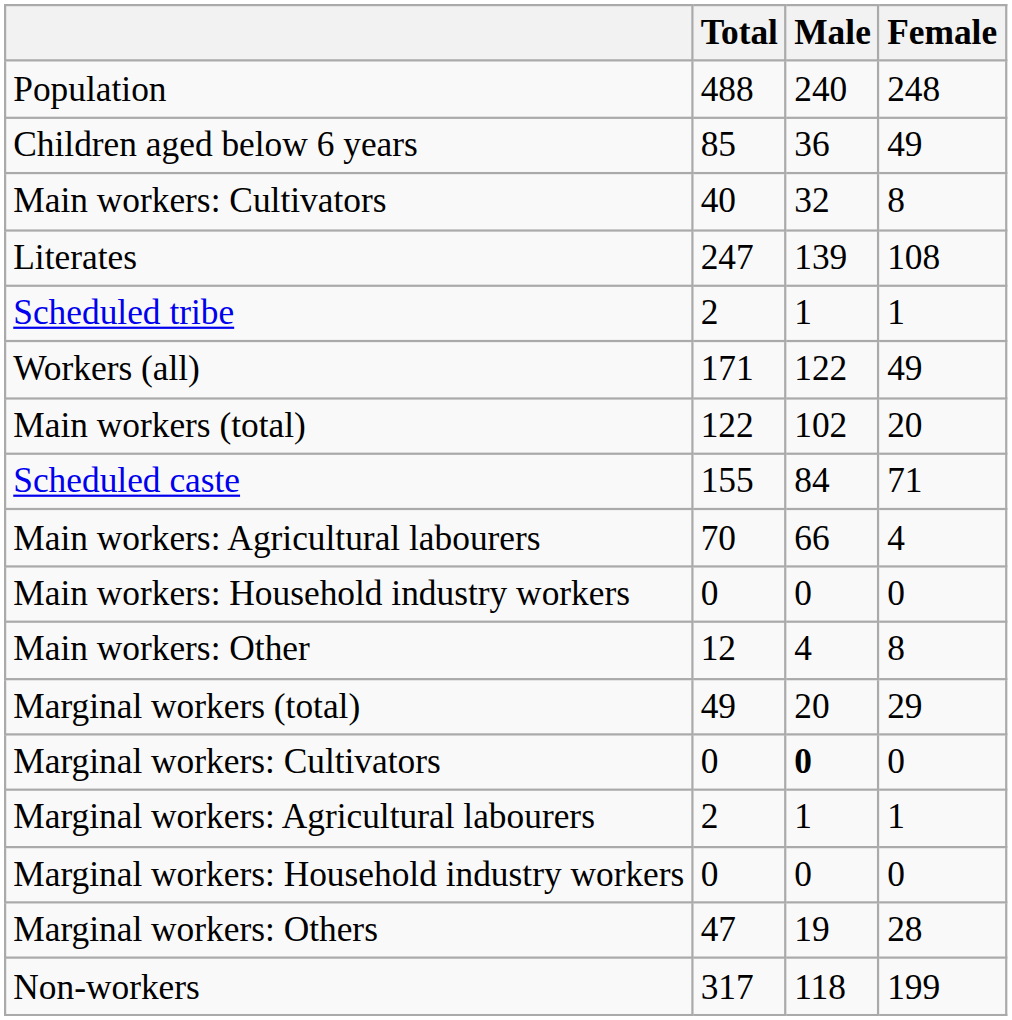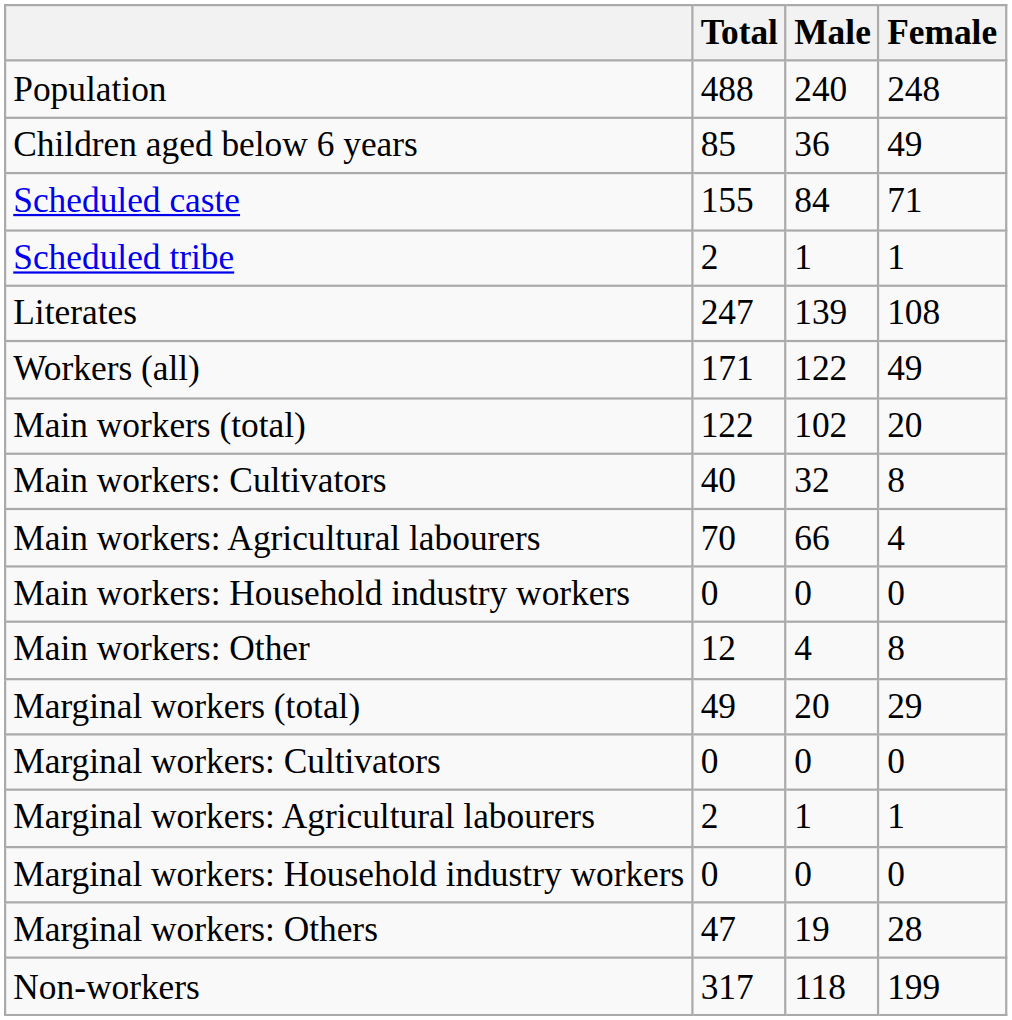rows swapped: (127, 481) <-> (200, 200)
rows swapped: (124, 312) <-> (75, 256)
(803, 761) bold -> (803, 761) normal
